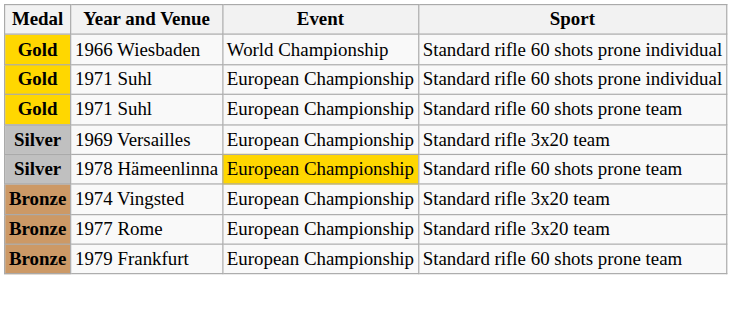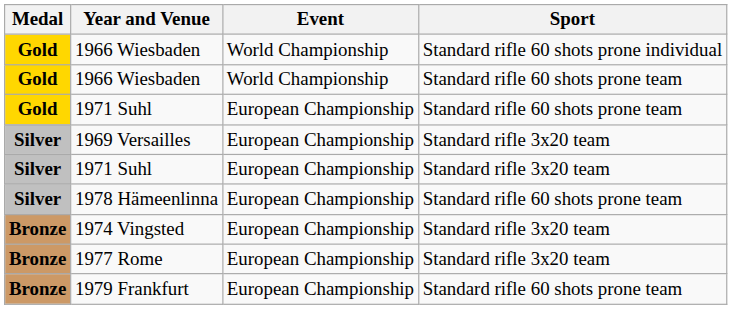+ row: (138, 79)
- row: (114, 79)
+ row: (114, 169)
(320, 169) gold background -> (320, 199) no background
